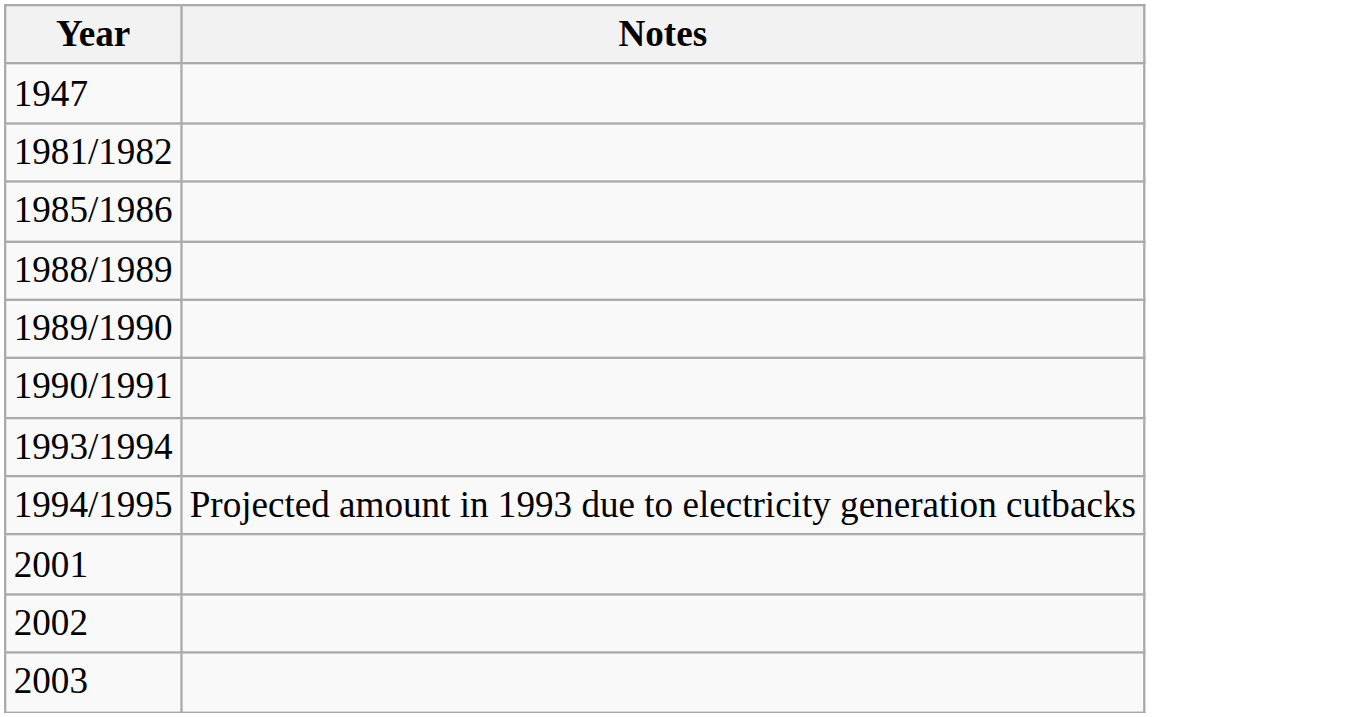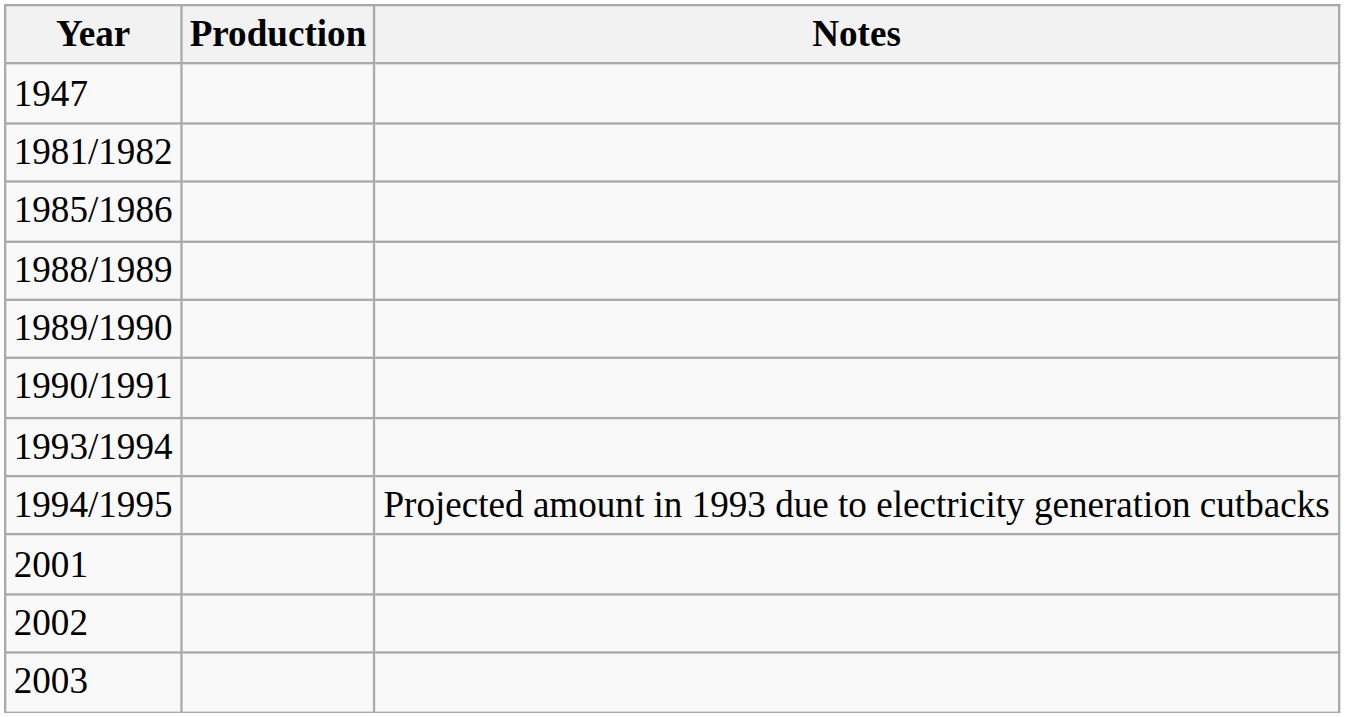+ column: (278, 33)
